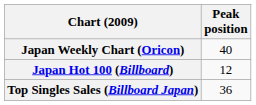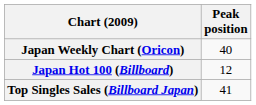(226, 89) 36 -> (226, 89) 41
